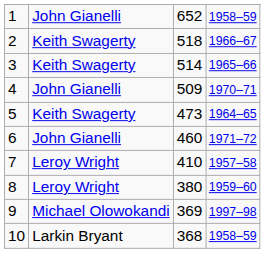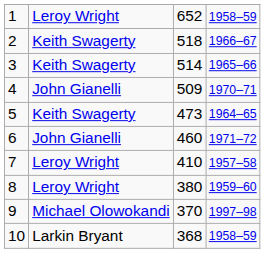(77, 16) John Gianelli -> (76, 16) Leroy Wright
(190, 211) 369 -> (190, 211) 370
